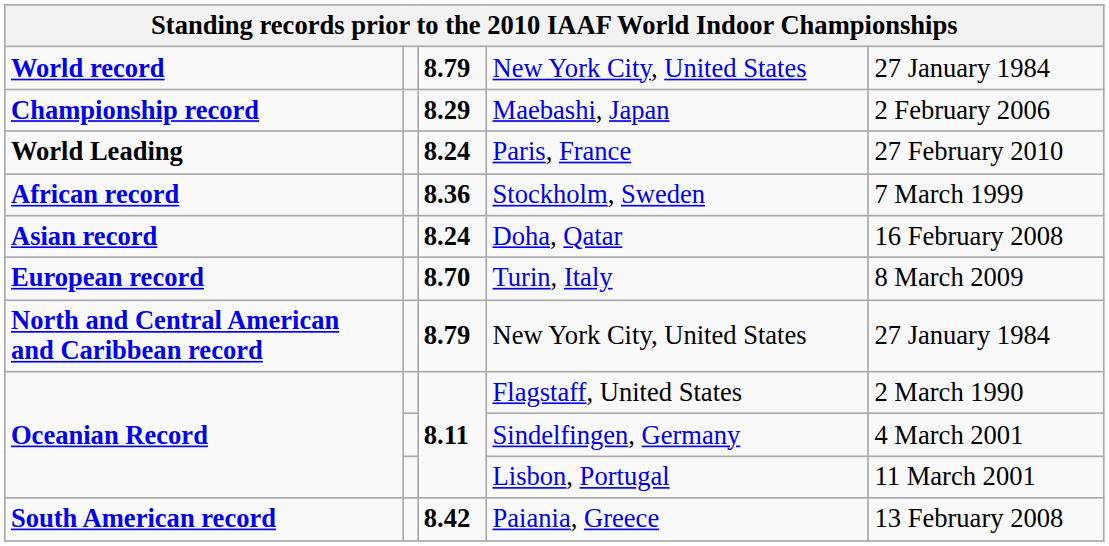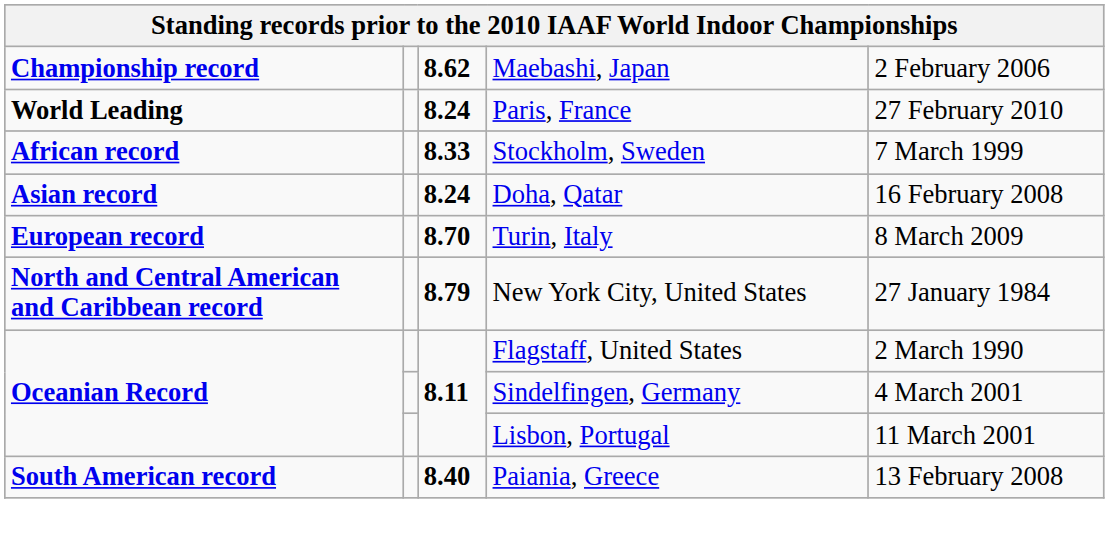- row: (88, 67)
(447, 109) 8.29 -> (447, 67) 8.62
(447, 194) 8.36 -> (447, 151) 8.33
(447, 518) 8.42 -> (447, 476) 8.40
